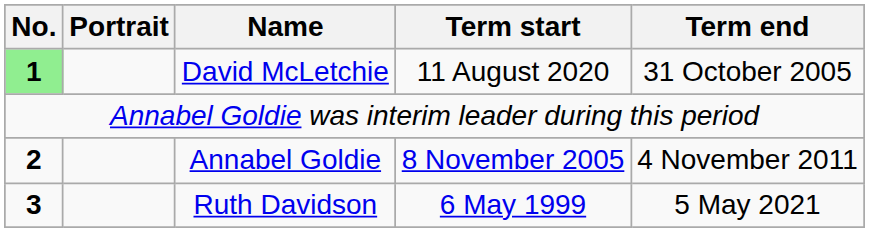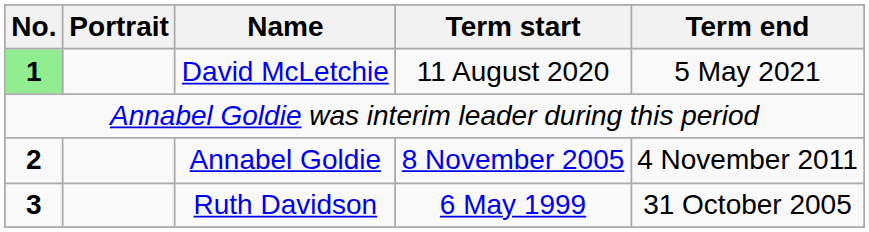(747, 71) 31 October 2005 -> (747, 71) 5 May 2021
(747, 204) 5 May 2021 -> (747, 204) 31 October 2005
